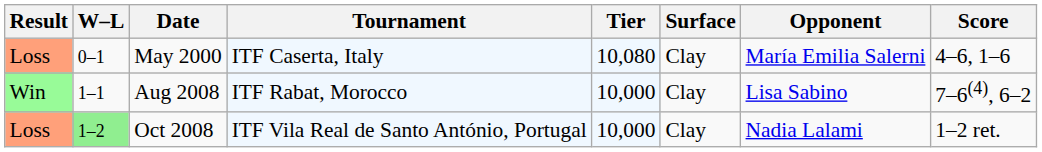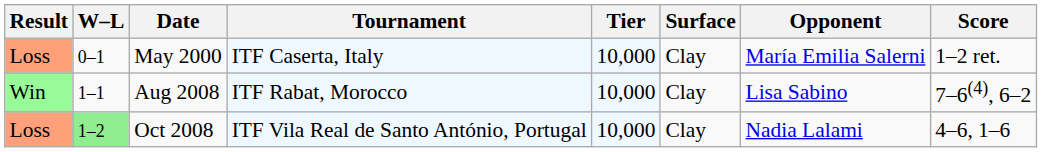(626, 55) 10,080 -> (626, 55) 10,000
(973, 55) 4–6, 1–6 -> (968, 55) 1–2 ret.
(968, 129) 1–2 ret. -> (973, 129) 4–6, 1–6
